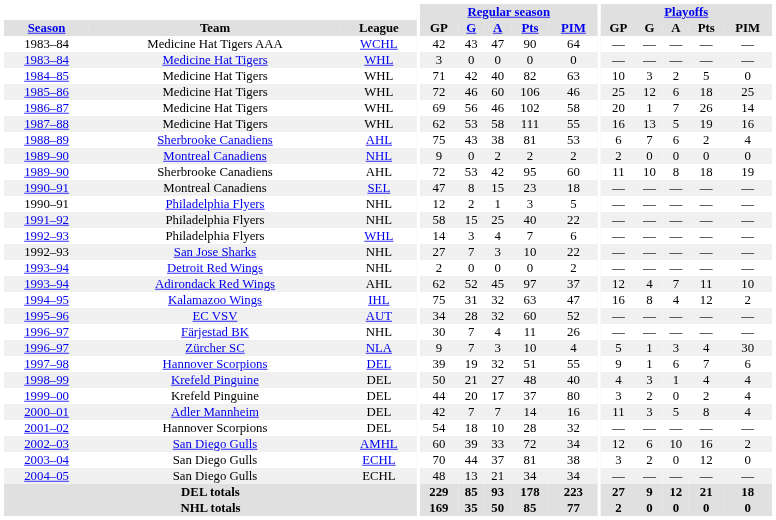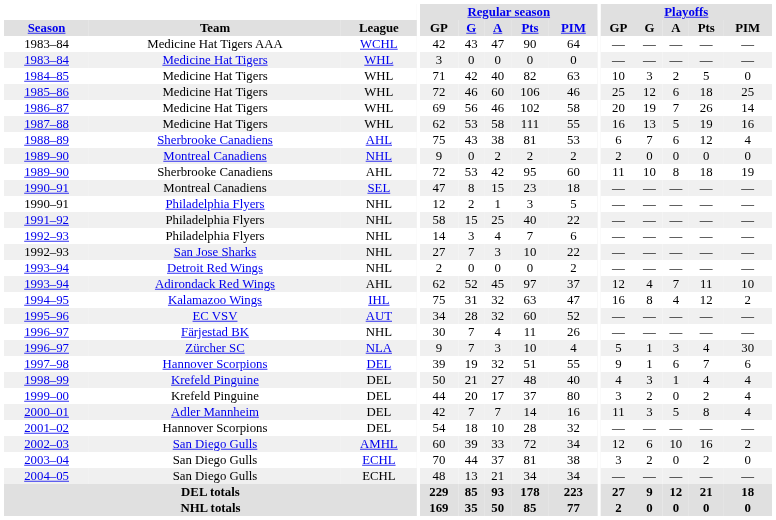(649, 108) 1 -> (649, 108) 19
(706, 140) 2 -> (706, 140) 12
(379, 236) WHL -> (379, 236) NHL
(706, 460) 12 -> (706, 460) 2
